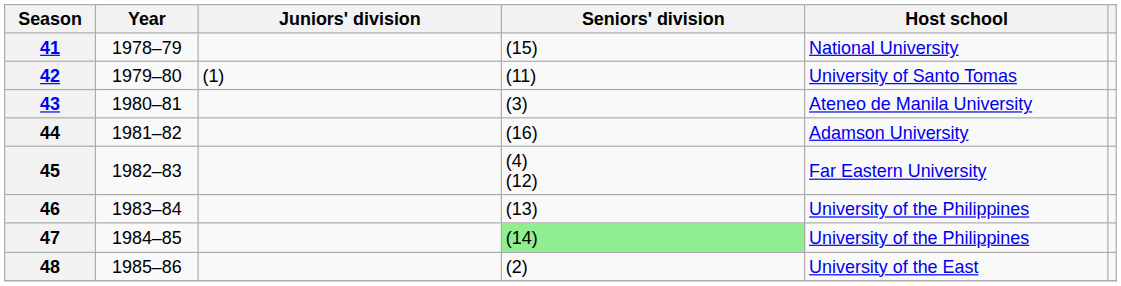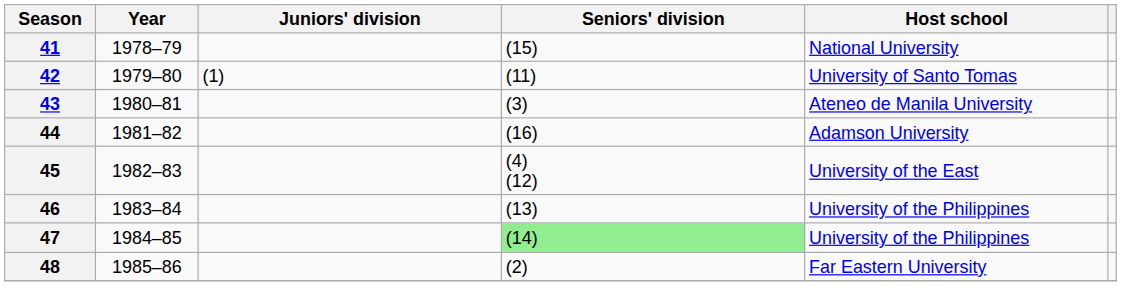(898, 171) Far Eastern University -> (894, 171) University of the East
(894, 266) University of the East -> (898, 266) Far Eastern University
